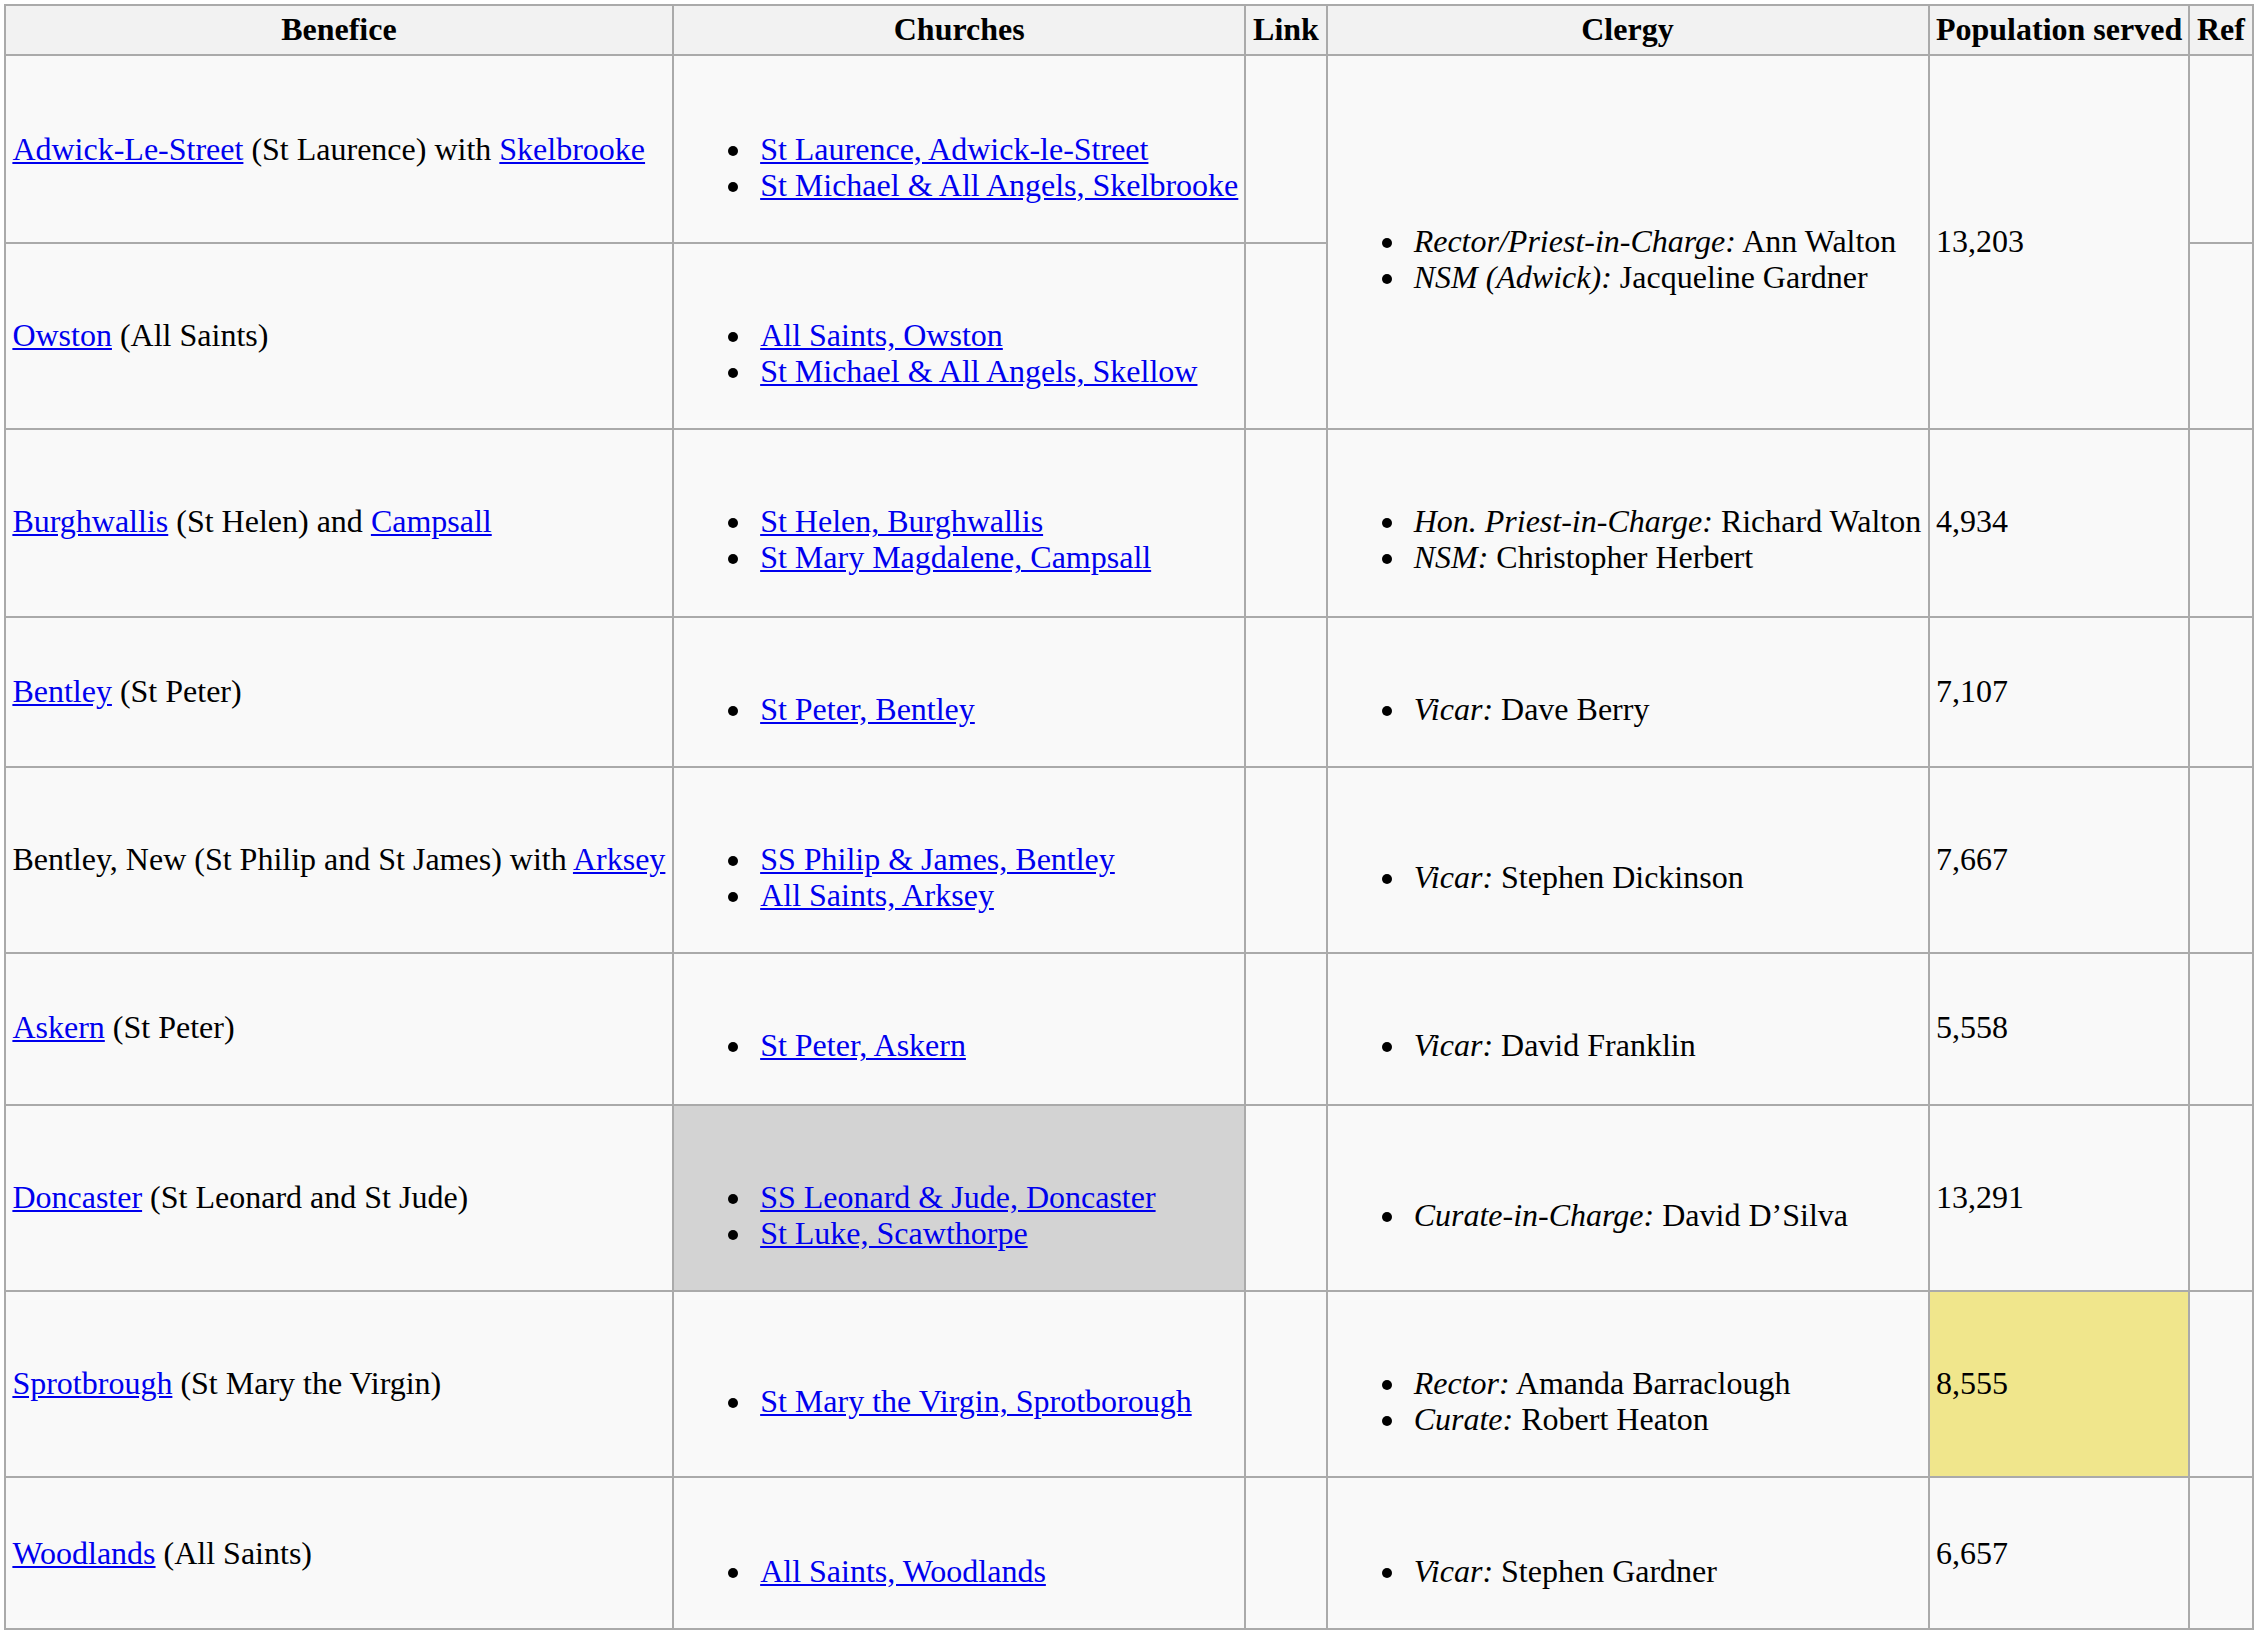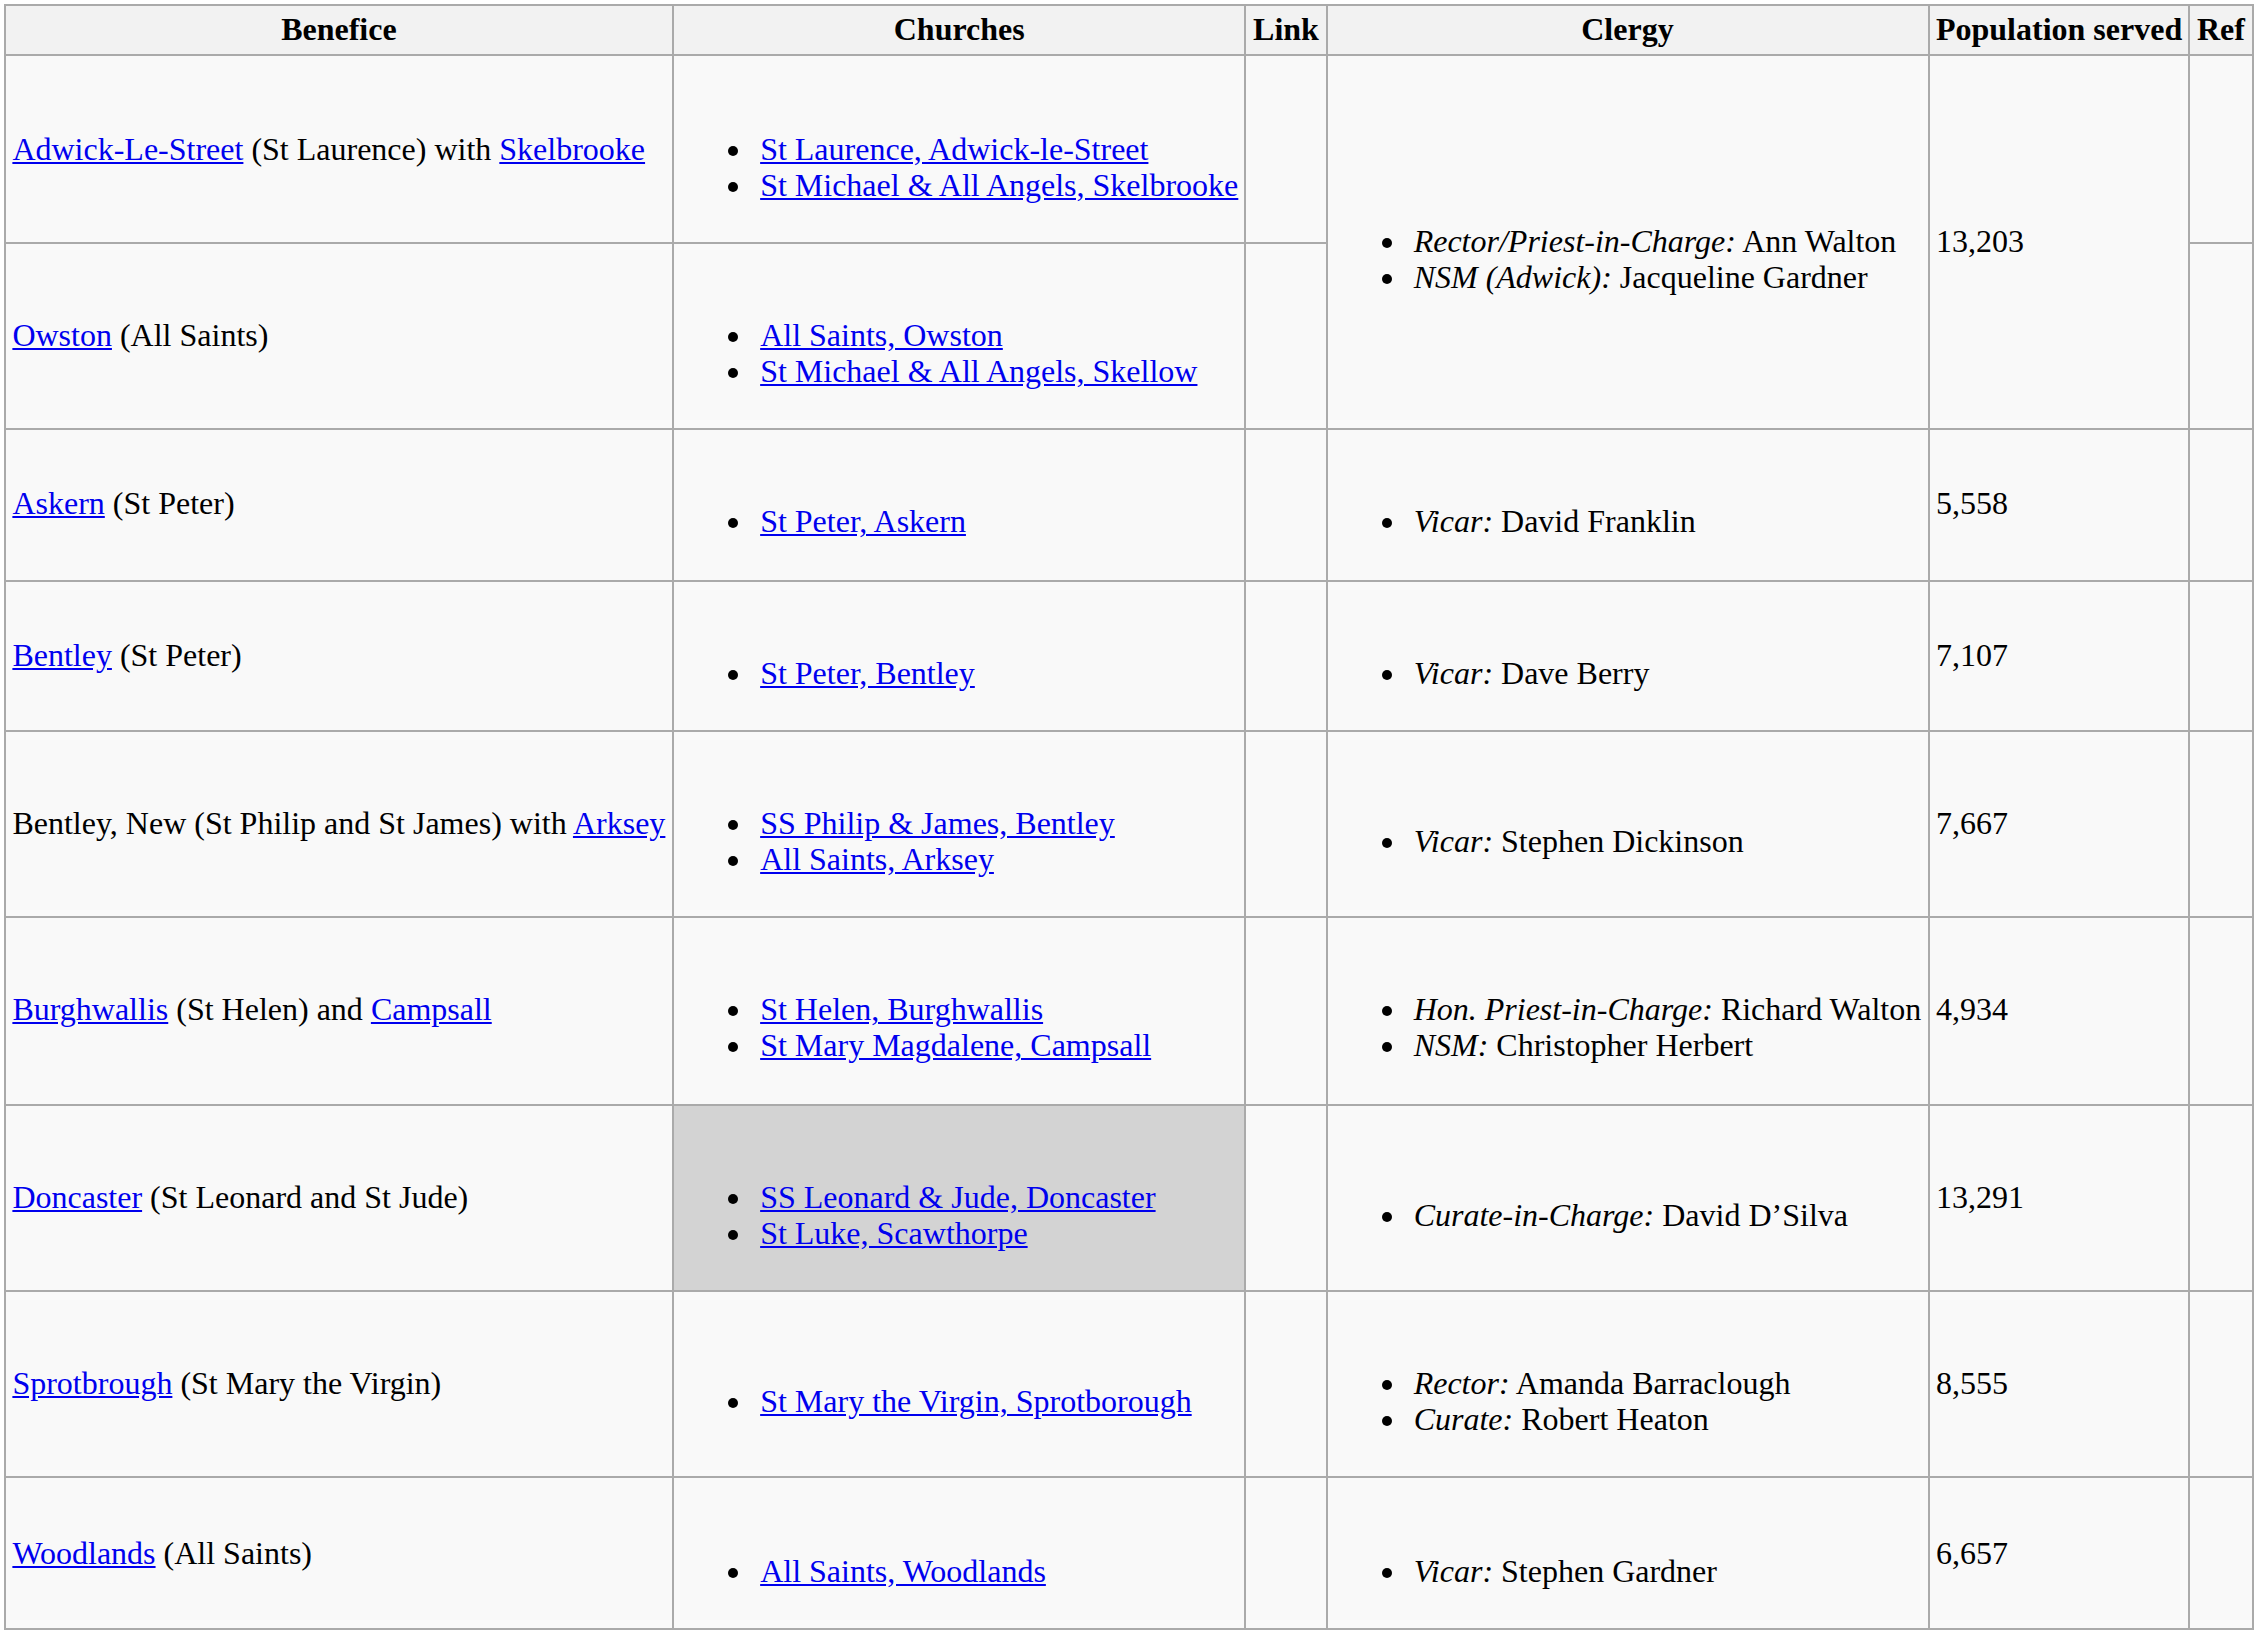rows swapped: (123, 1028) <-> (252, 522)
(1972, 1383) khaki background -> (1972, 1383) no background
